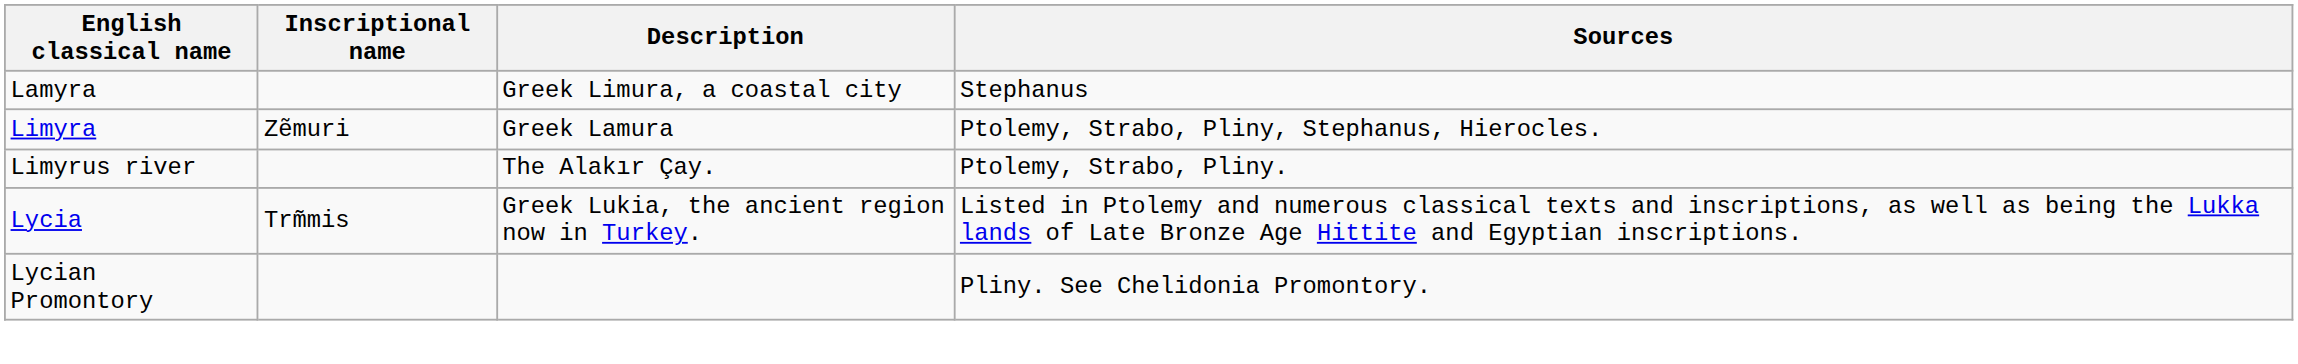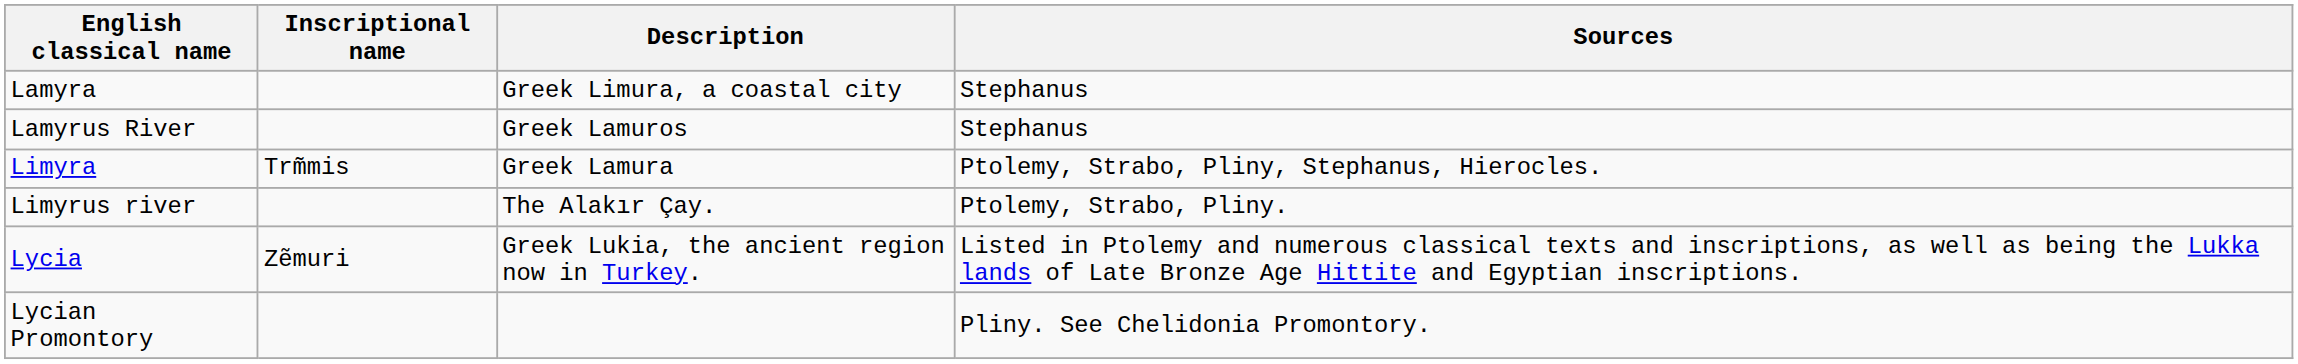+ row: (103, 129)
(307, 129) Zẽmuri -> (307, 168) Trm̃mis
(307, 221) Trm̃mis -> (307, 259) Zẽmuri
